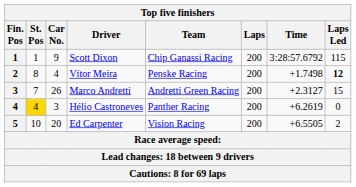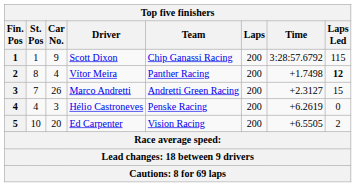(177, 74) Penske Racing -> (179, 74) Panther Racing
(36, 107) gold background -> (36, 107) no background
(179, 107) Panther Racing -> (177, 107) Penske Racing
